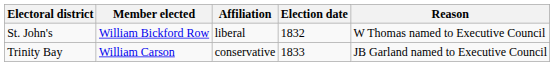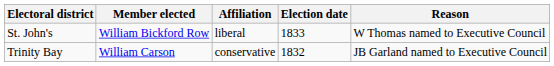(293, 33) 1832 -> (293, 33) 1833
(293, 52) 1833 -> (293, 52) 1832
